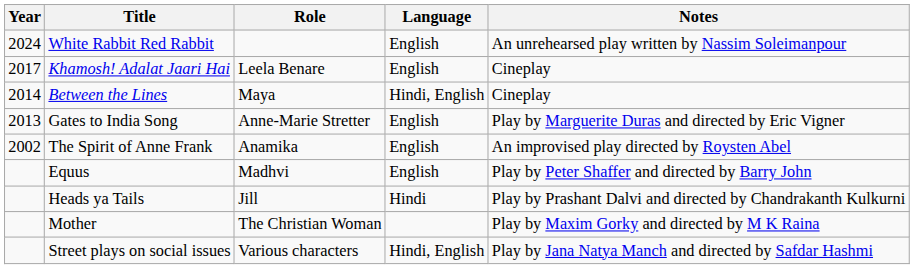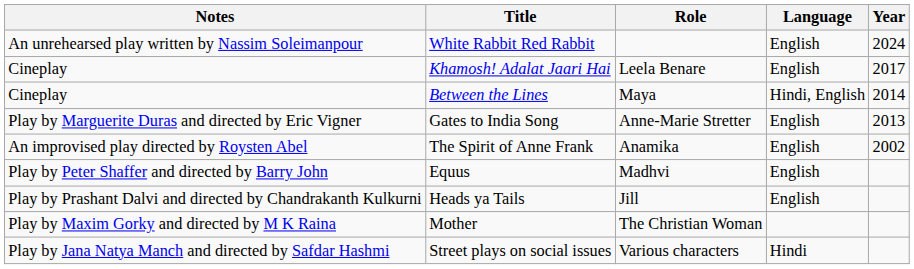columns swapped: (25, 17) <-> (699, 17)
(408, 198) Hindi -> (795, 198) English
(437, 250) Hindi, English -> (788, 250) Hindi
